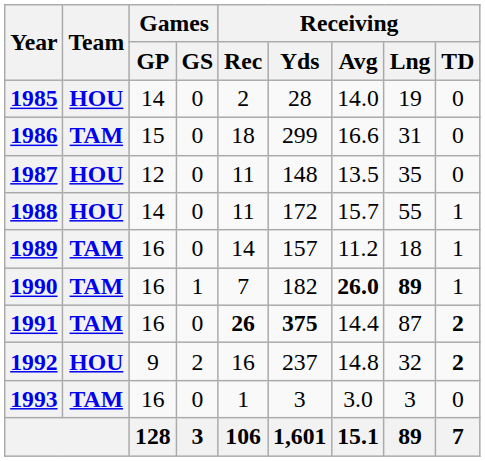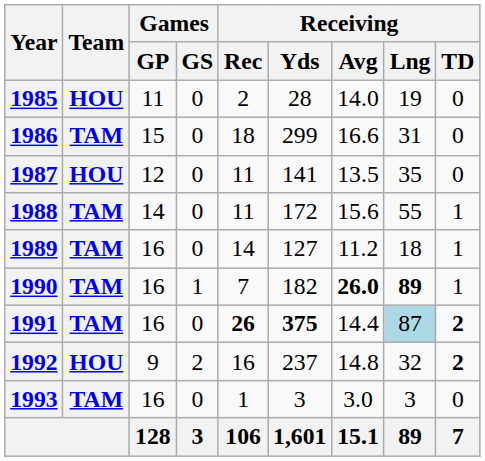(153, 98) 14 -> (153, 98) 11
(300, 173) 148 -> (300, 173) 141
(96, 211) HOU -> (96, 211) TAM
(358, 211) 15.7 -> (358, 211) 15.6
(300, 248) 157 -> (300, 248) 127
(410, 323) no background -> (410, 323) lightblue background
